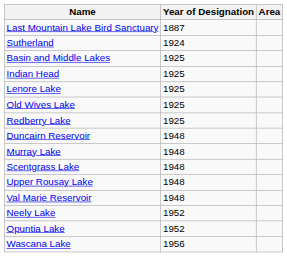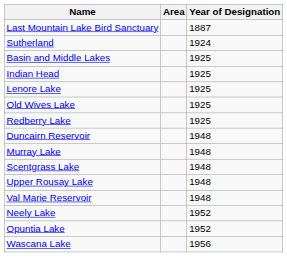columns swapped: (209, 12) <-> (269, 12)
